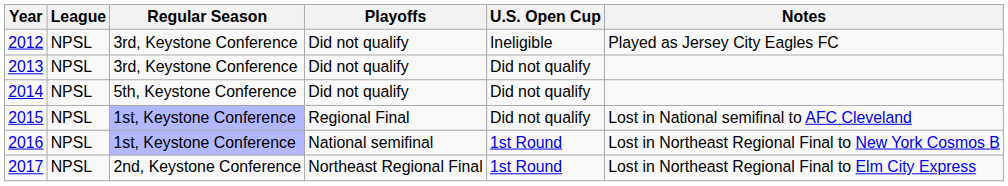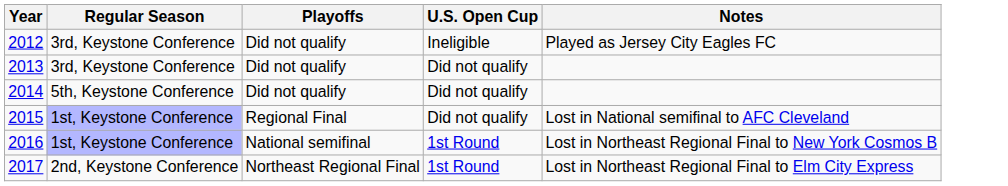- column: (78, 17)
